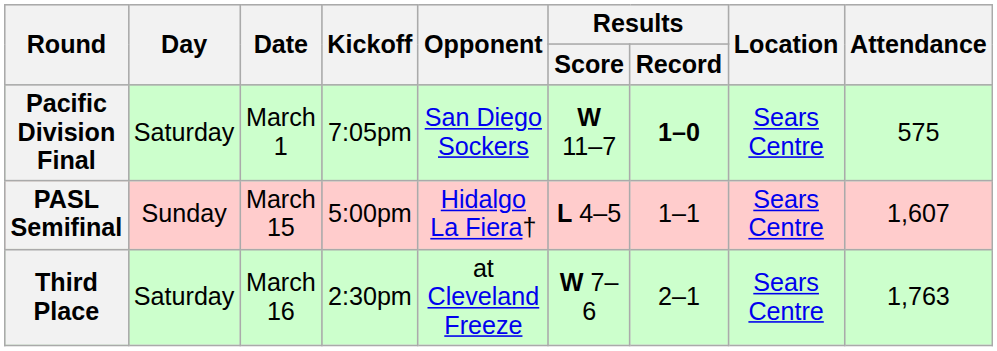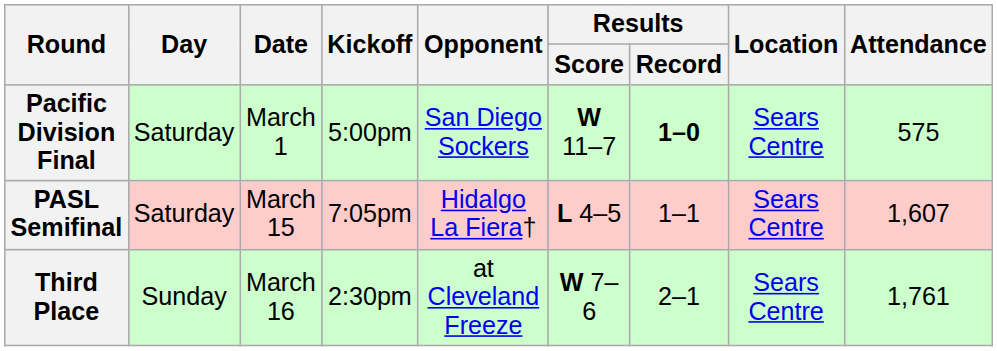(370, 132) 7:05pm -> (370, 132) 5:00pm
(184, 214) Sunday -> (184, 214) Saturday
(370, 214) 5:00pm -> (370, 214) 7:05pm
(184, 296) Saturday -> (184, 296) Sunday
(918, 296) 1,763 -> (918, 296) 1,761
